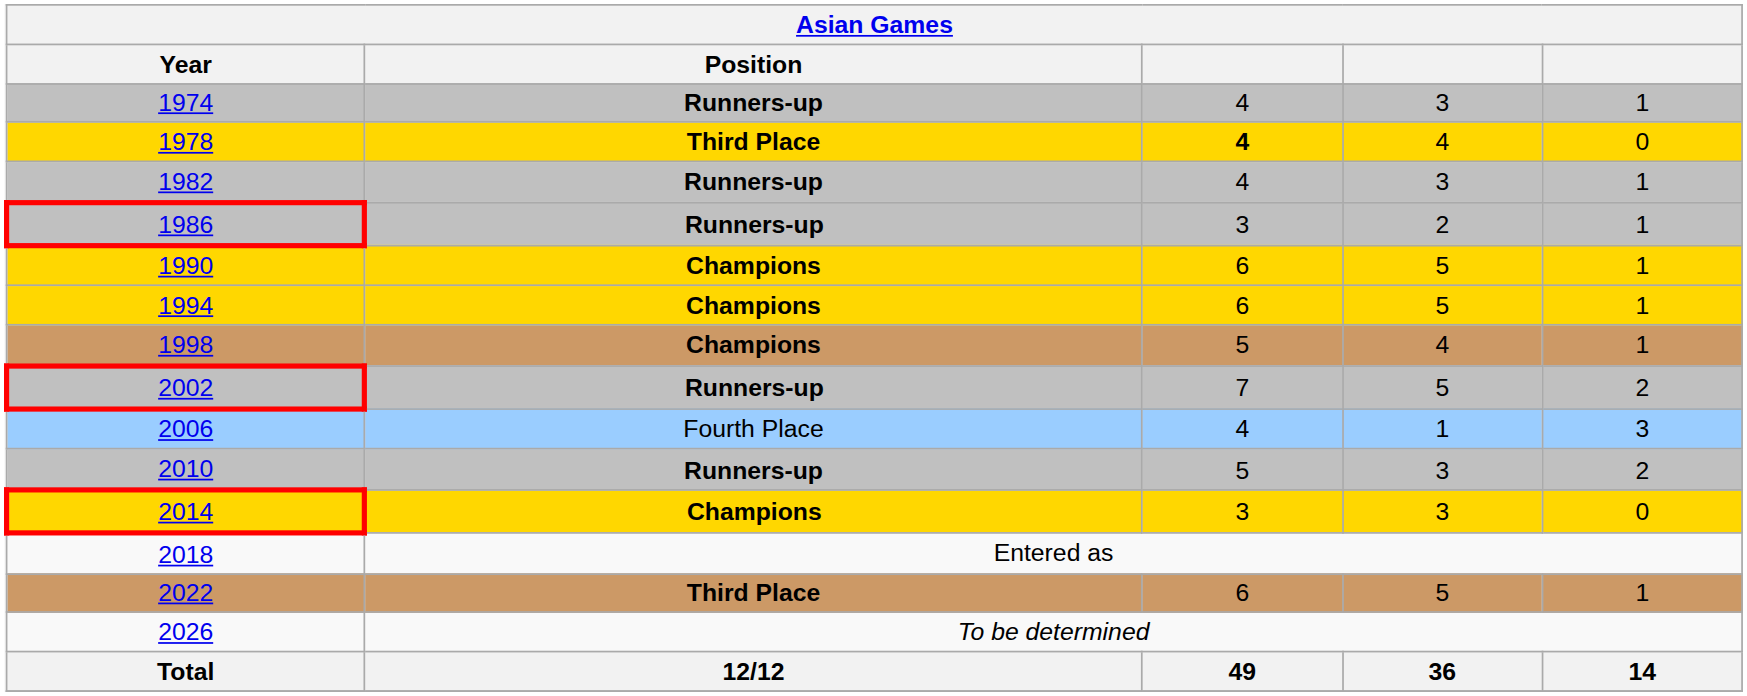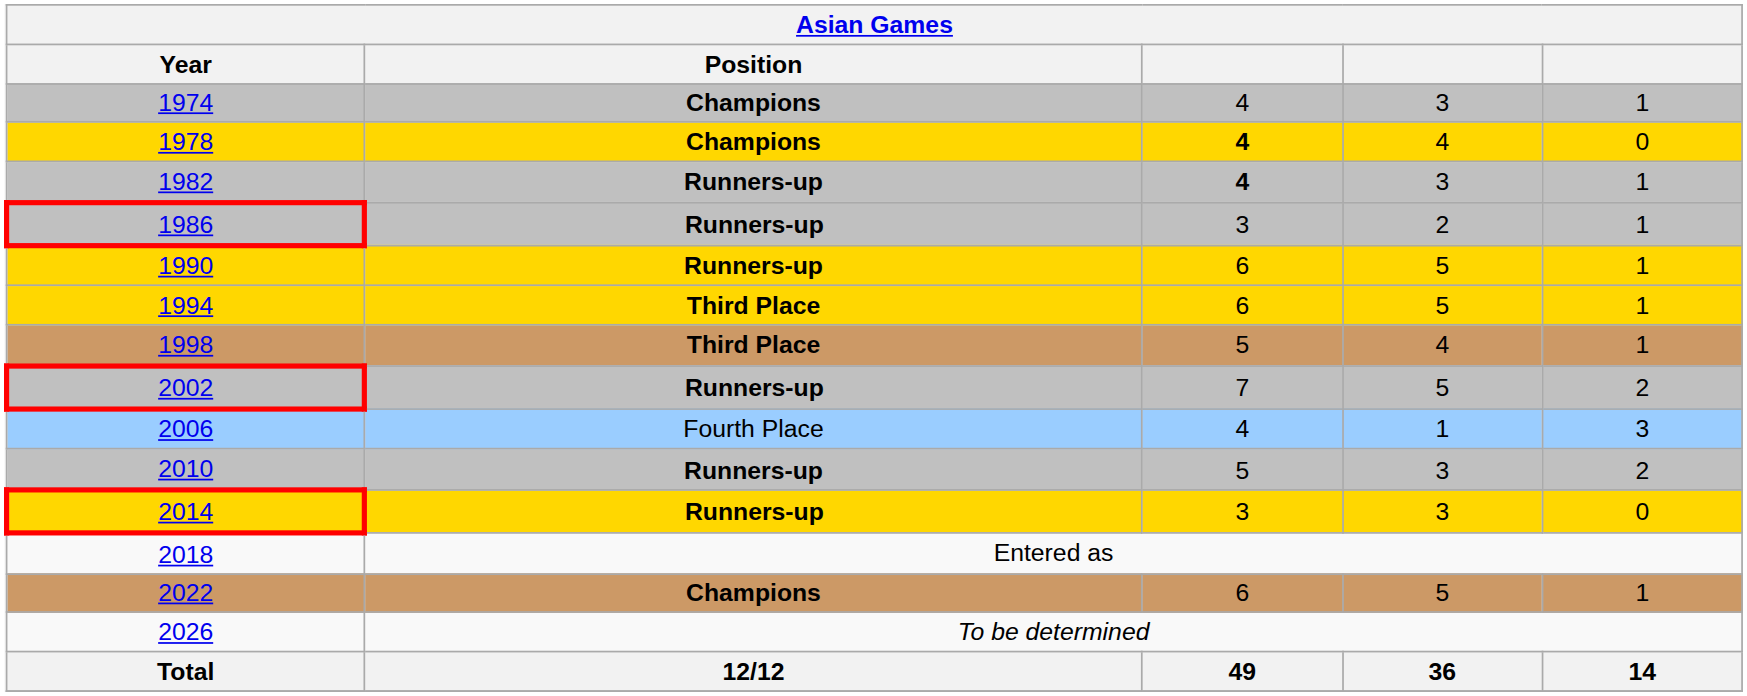(754, 103) Runners-up -> (754, 103) Champions
(754, 142) Third Place -> (754, 142) Champions
(1242, 182) normal -> (1242, 182) bold
(754, 266) Champions -> (754, 266) Runners-up
(754, 306) Champions -> (754, 306) Third Place
(754, 346) Champions -> (754, 346) Third Place
(754, 512) Champions -> (754, 512) Runners-up
(754, 593) Third Place -> (754, 593) Champions
